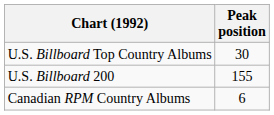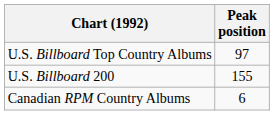(242, 53) 30 -> (242, 53) 97
